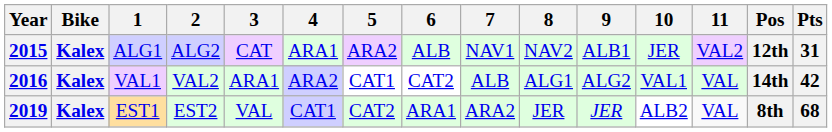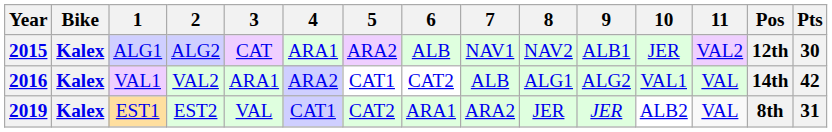(810, 50) 31 -> (810, 50) 30
(810, 111) 68 -> (810, 111) 31
